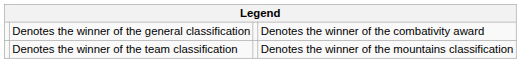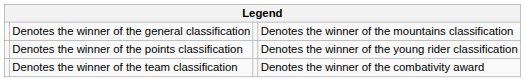(373, 31) Denotes the winner of the combativity award -> (387, 31) Denotes the winner of the mountains classification
+ row: (127, 49)
(387, 49) Denotes the winner of the mountains classification -> (373, 67) Denotes the winner of the combativity award
